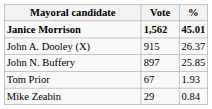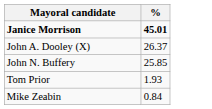- column: (160, 12)
